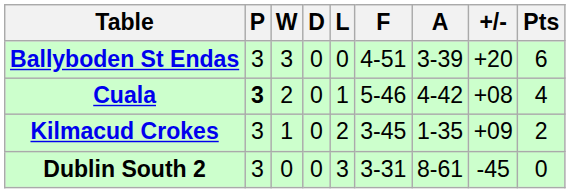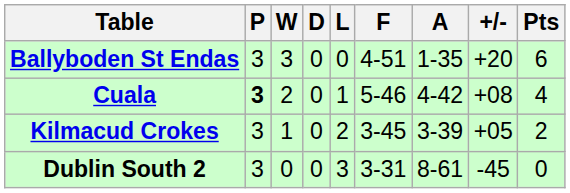(440, 59) 3-39 -> (440, 59) 1-35
(440, 132) 1-35 -> (440, 132) 3-39
(493, 132) +09 -> (493, 132) +05
